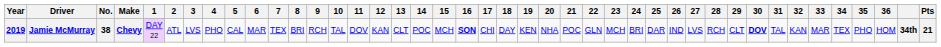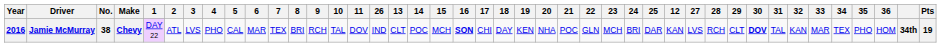columns swapped: (380, 11) <-> (676, 11)
(16, 30) 2019 -> (16, 30) 2016
(928, 30) 21 -> (928, 30) 19
